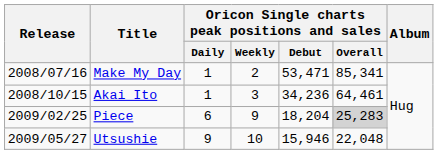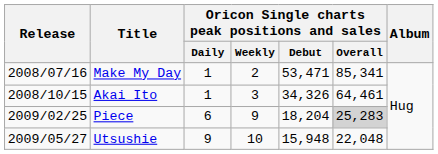(306, 95) 34,236 -> (306, 95) 34,326
(306, 139) 15,946 -> (306, 139) 15,948
